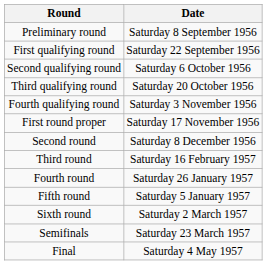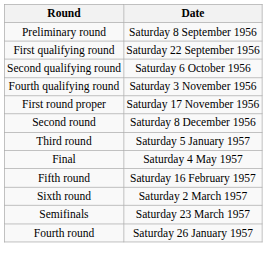- row: (64, 86)
(193, 159) Saturday 16 February 1957 -> (193, 141) Saturday 5 January 1957
rows swapped: (64, 178) <-> (64, 251)
(193, 196) Saturday 5 January 1957 -> (193, 178) Saturday 16 February 1957
